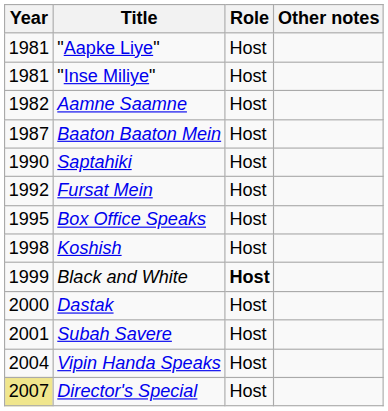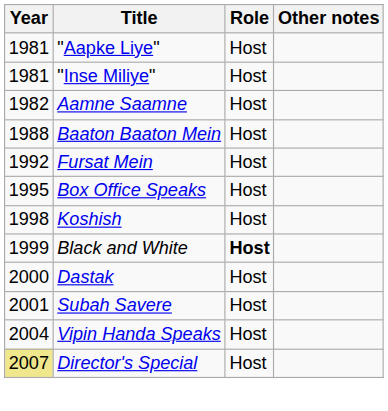(29, 133) 1987 -> (29, 133) 1988
- row: (94, 162)
